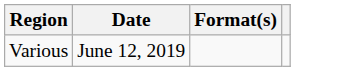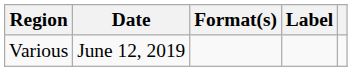+ column: (310, 19)
